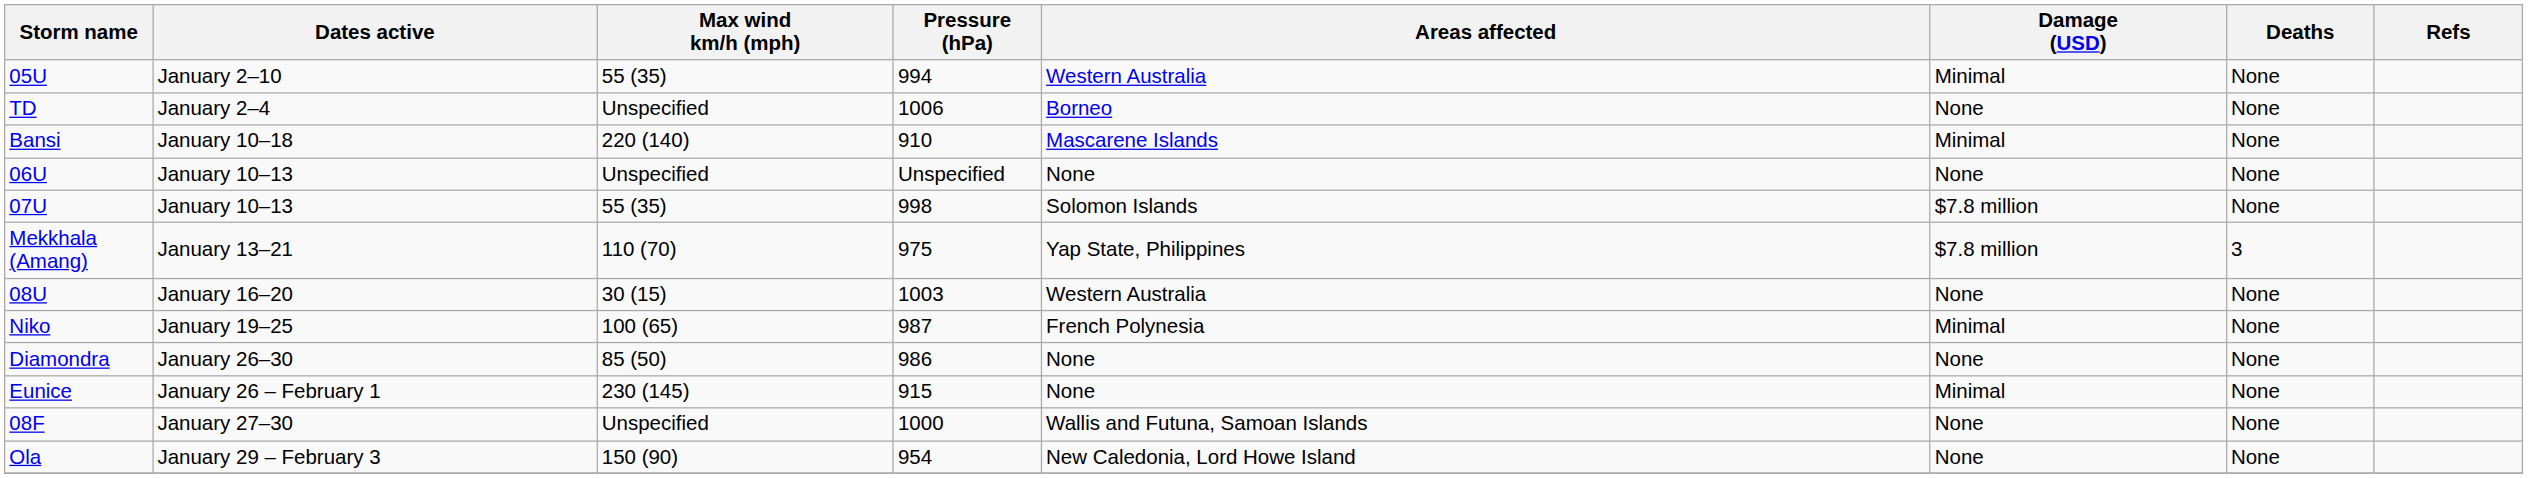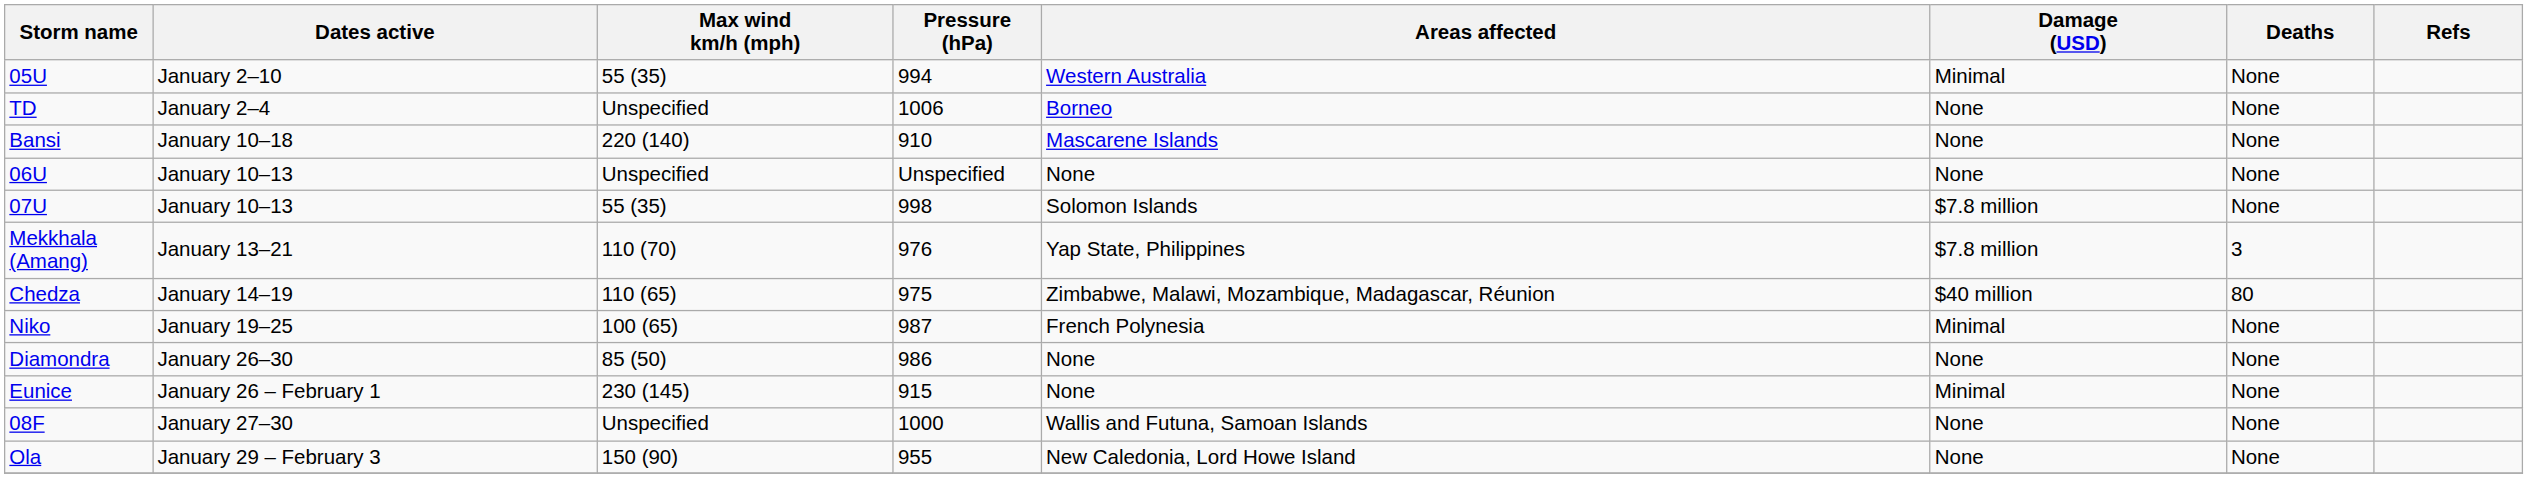(1970, 141) Minimal -> (1959, 141) None
(915, 250) 975 -> (915, 250) 976
+ row: (45, 294)
- row: (28, 294)
(915, 456) 954 -> (915, 456) 955
